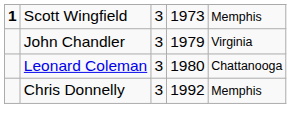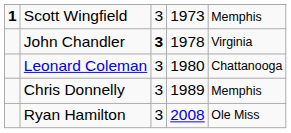(159, 41) normal -> (159, 41) bold
(187, 41) 1979 -> (187, 41) 1978
(187, 90) 1992 -> (187, 90) 1989
+ row: (75, 115)
